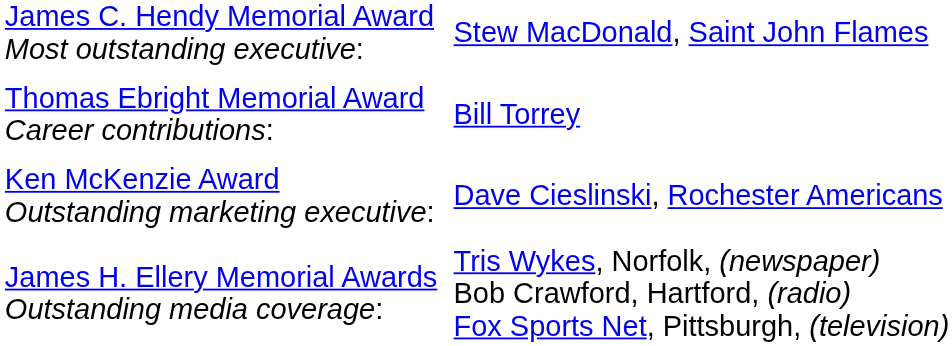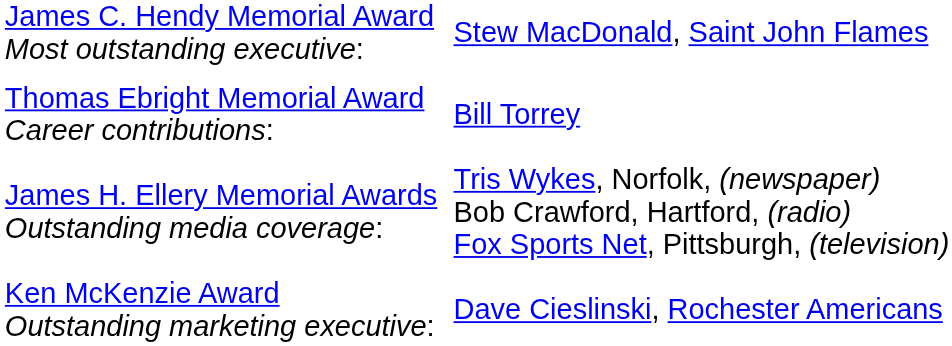rows swapped: (221, 293) <-> (220, 195)
